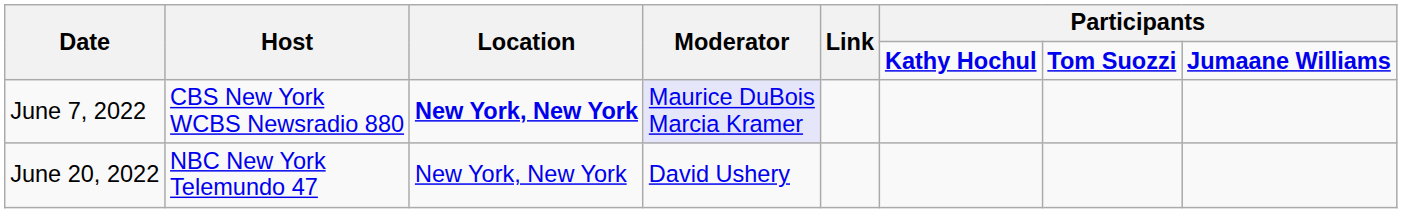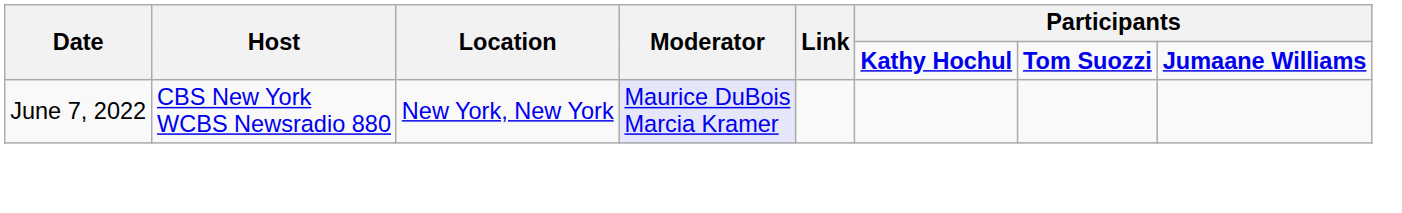(526, 110) bold -> (508, 110) normal
- row: (85, 174)
